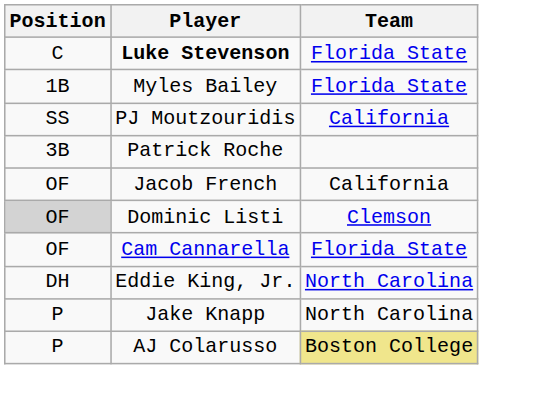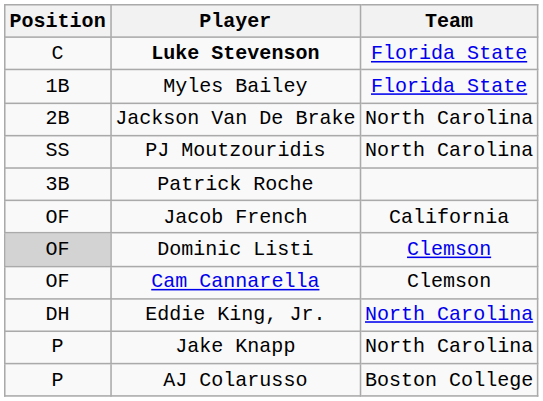+ row: (235, 119)
(389, 119) California -> (449, 152) North Carolina
(389, 249) Florida State -> (449, 282) Clemson
(389, 347) khaki background -> (449, 380) no background
